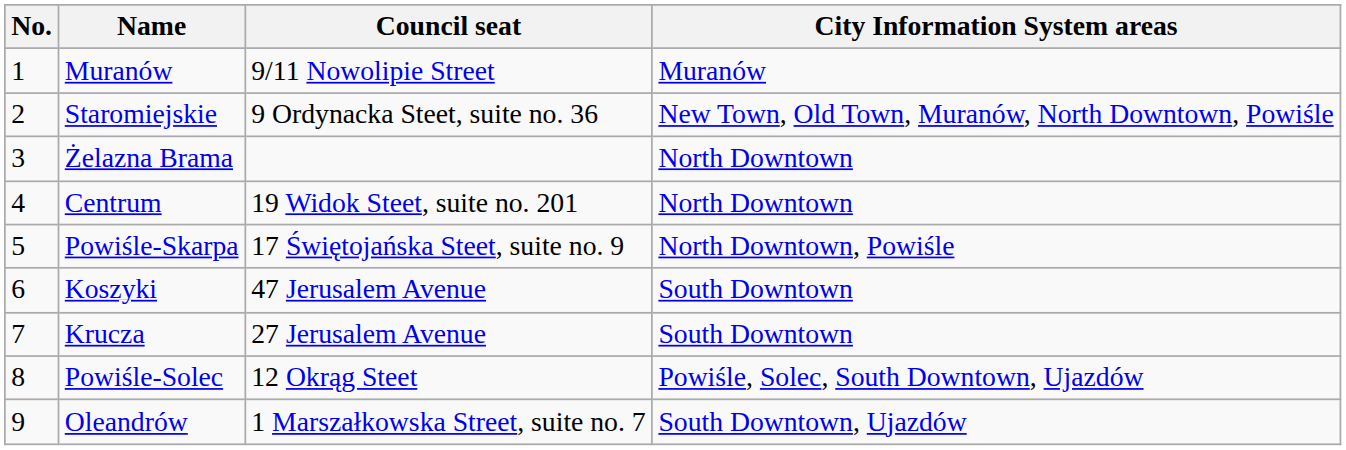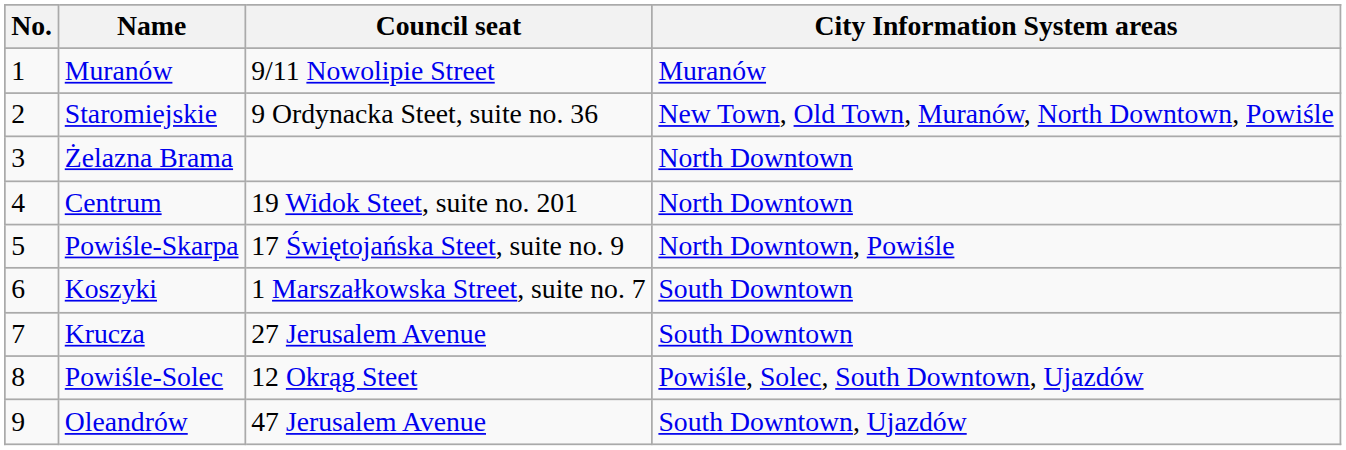(369, 289) 47 Jerusalem Avenue -> (448, 289) 1 Marszałkowska Street, suite no. 7
(448, 421) 1 Marszałkowska Street, suite no. 7 -> (369, 421) 47 Jerusalem Avenue
